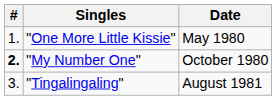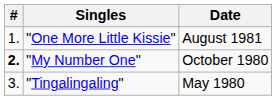(213, 38) May 1980 -> (222, 38) August 1981
(222, 83) August 1981 -> (213, 83) May 1980
